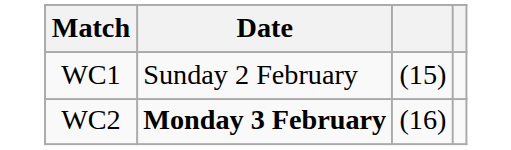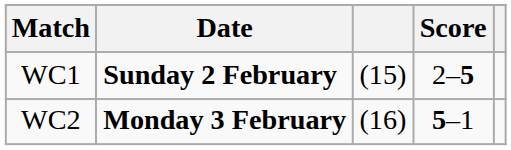+ column: (453, 28)
(251, 74) normal -> (220, 74) bold
